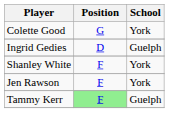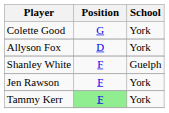+ row: (34, 47)
- row: (37, 47)
(140, 64) York -> (145, 64) Guelph
(145, 99) Guelph -> (140, 99) York
